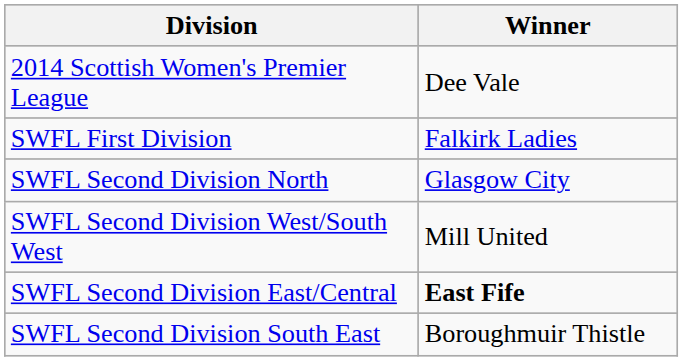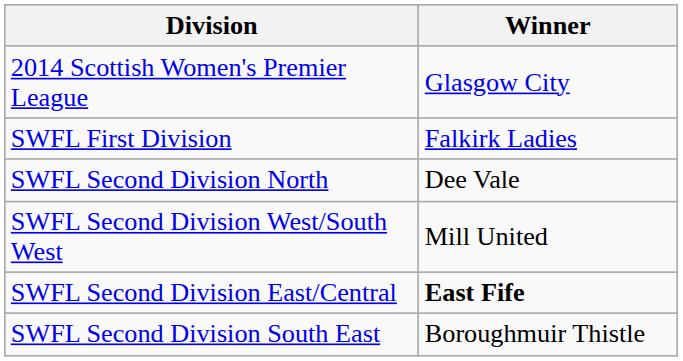(472, 81) Dee Vale -> (497, 81) Glasgow City
(497, 179) Glasgow City -> (472, 179) Dee Vale
